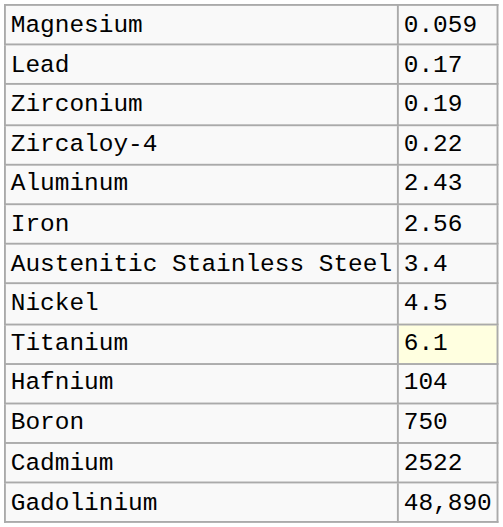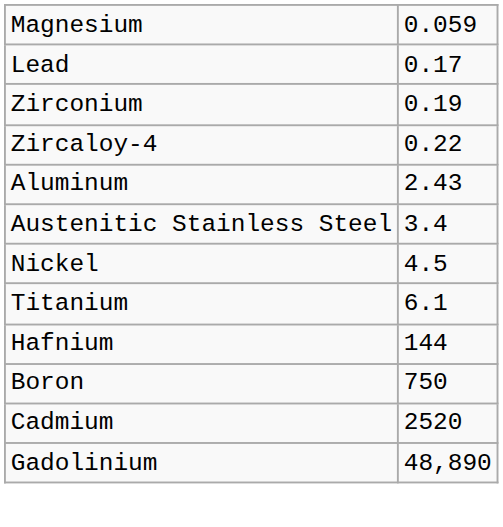- row: (40, 224)
(426, 344) lightyellow background -> (426, 304) no background
(426, 383) 104 -> (426, 344) 144
(433, 463) 2522 -> (433, 423) 2520
